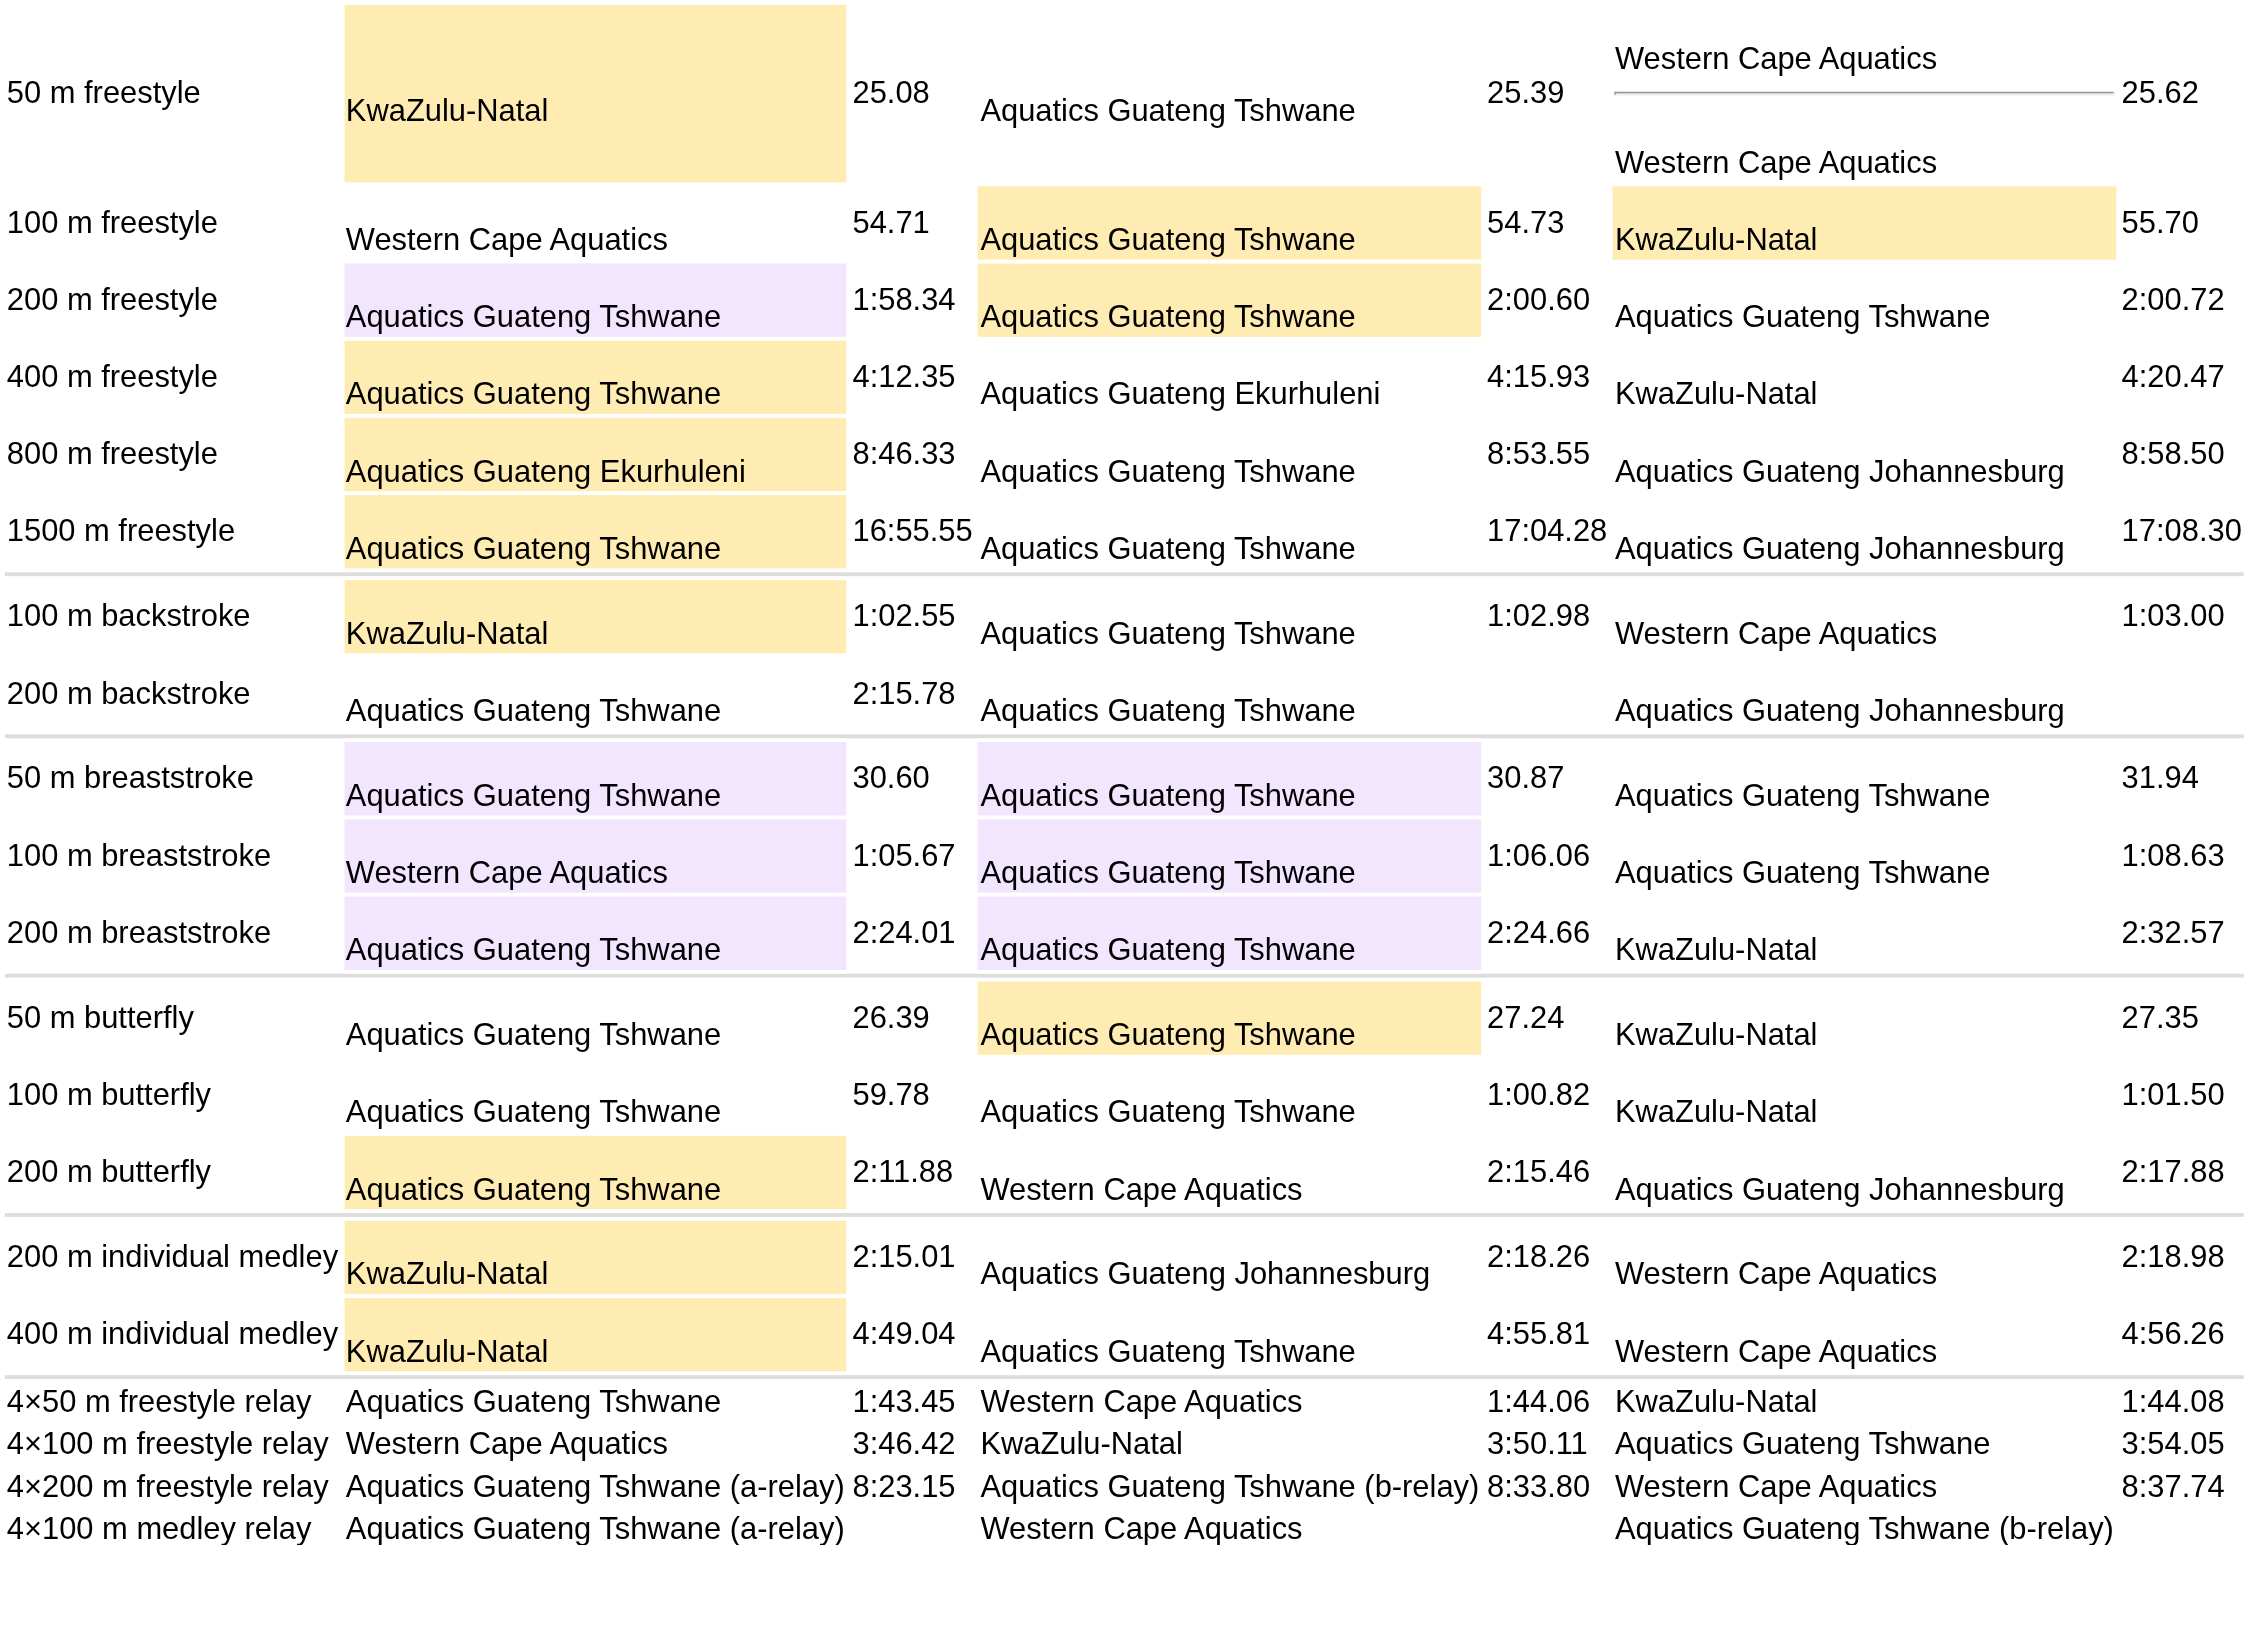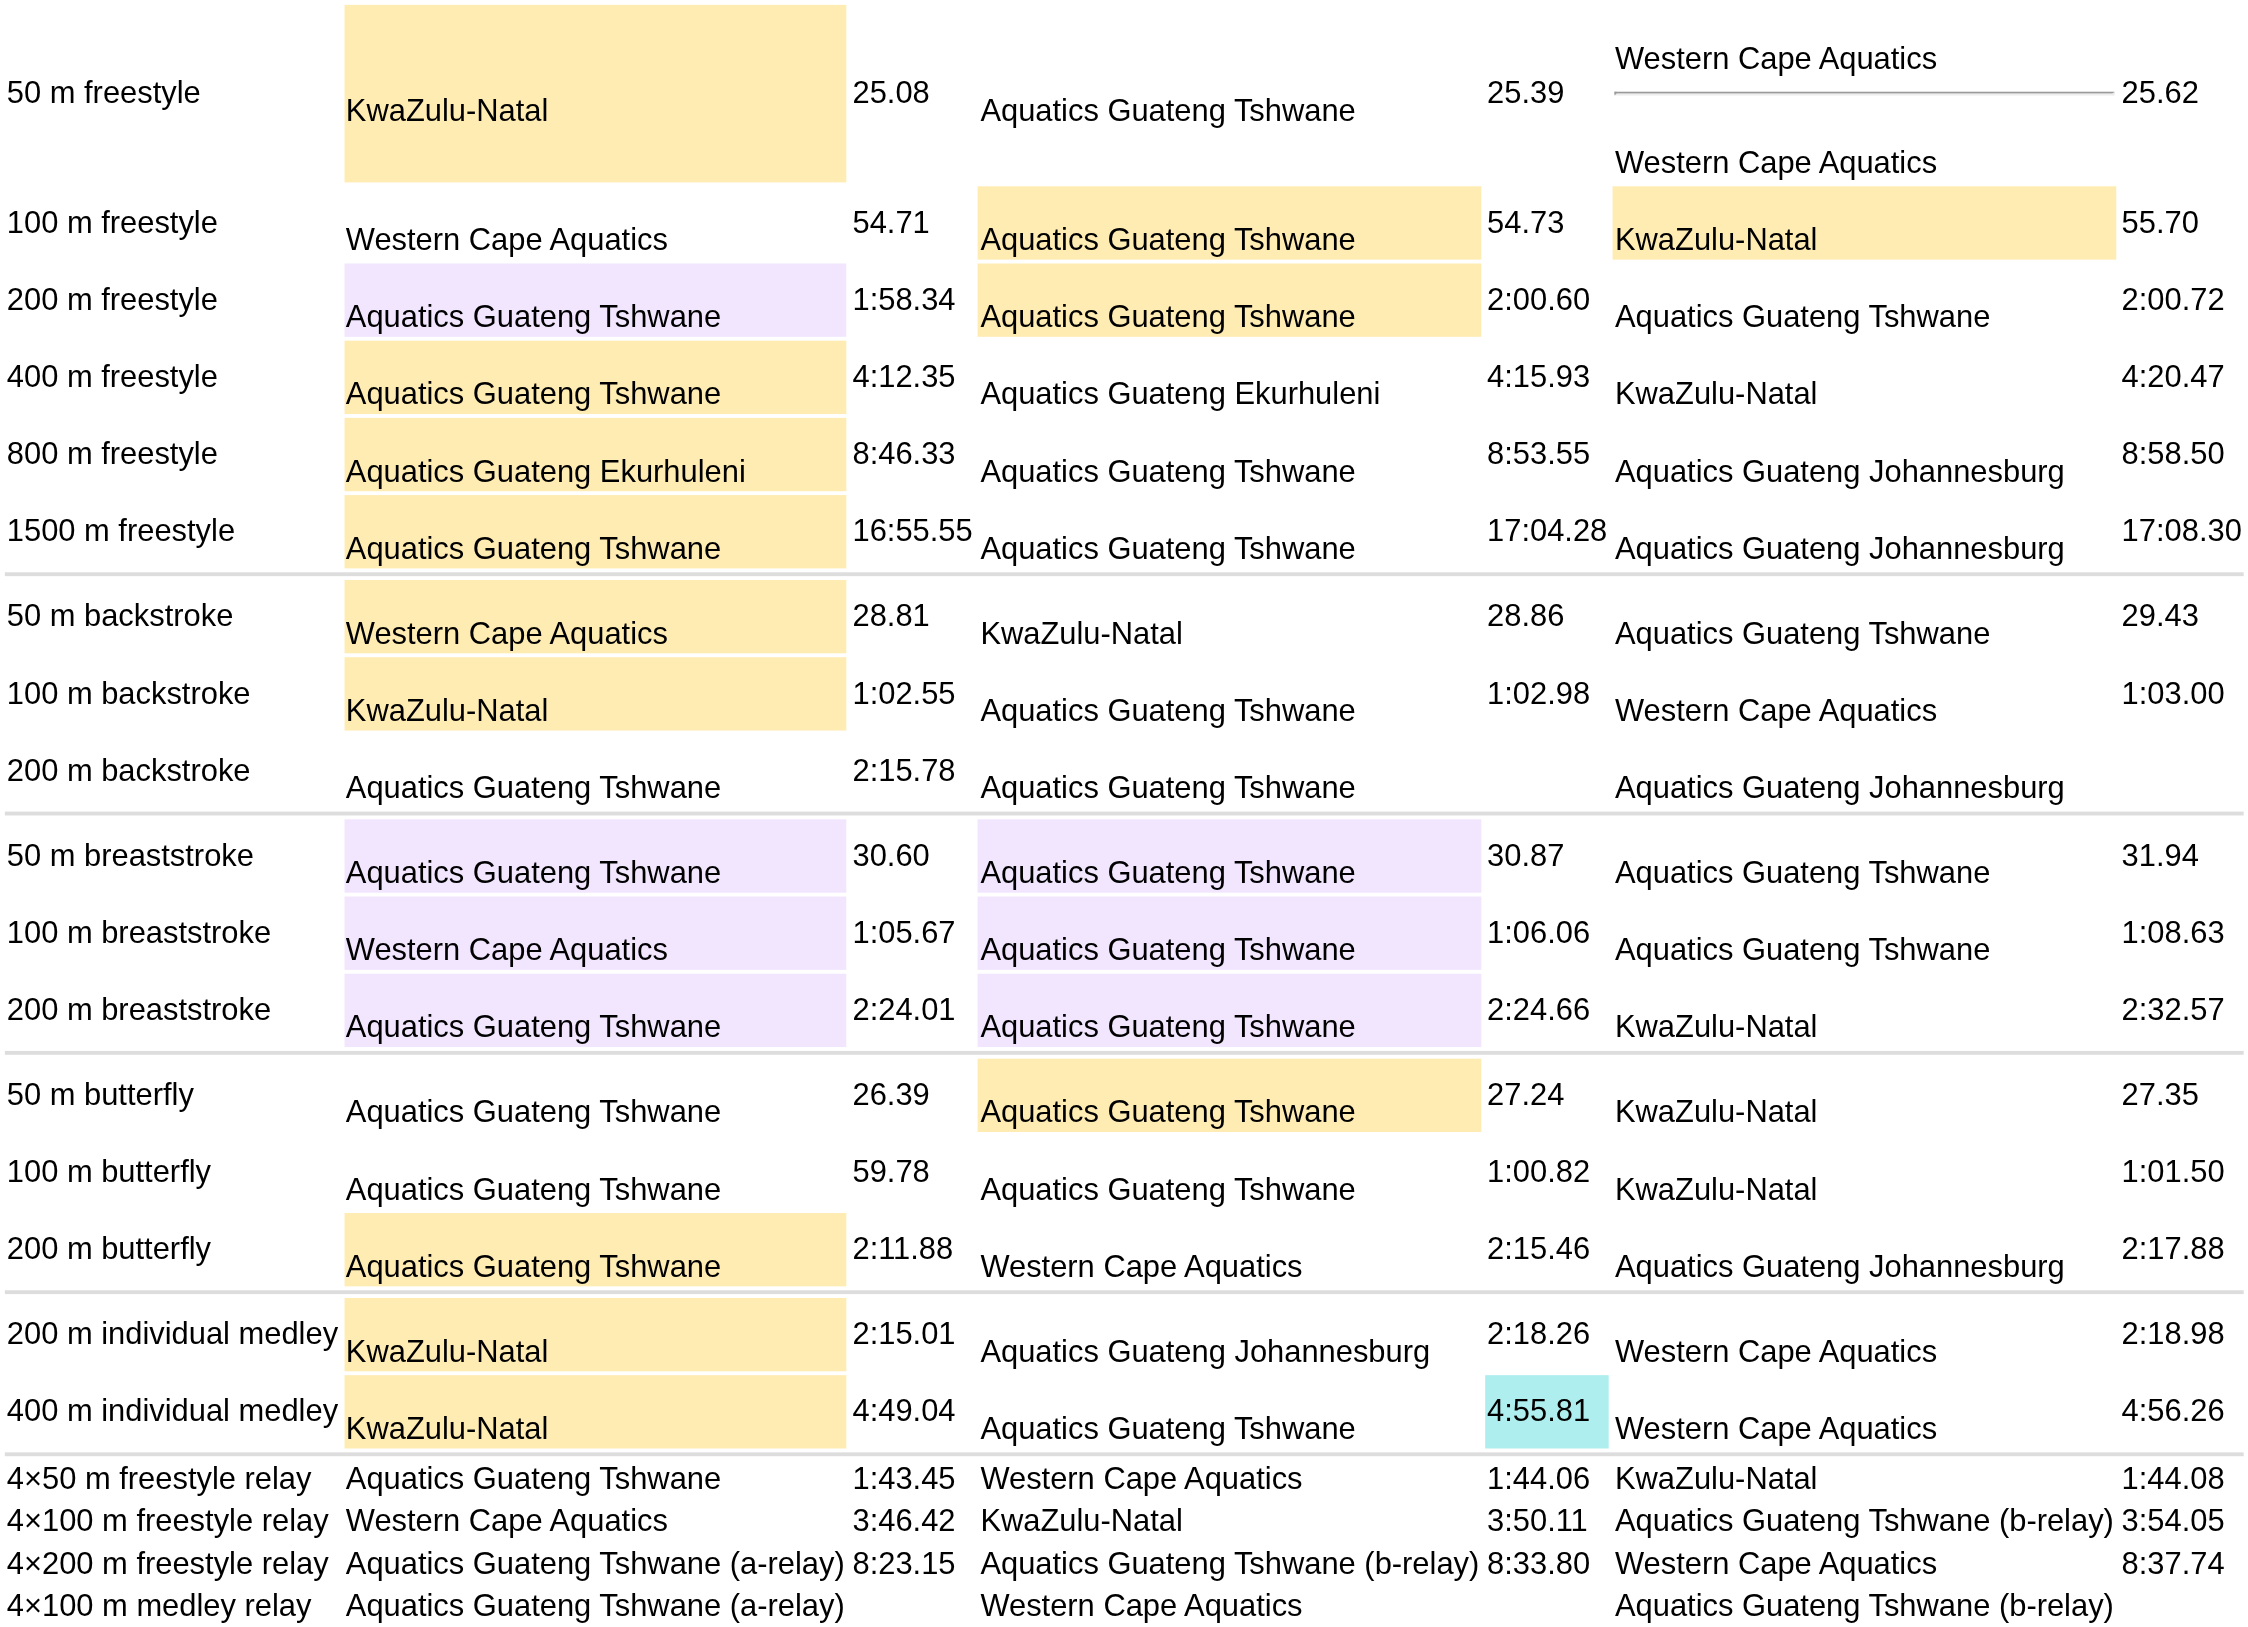+ row: (120, 616)
(1539, 1334) no background -> (1539, 1411) paleturquoise background
(1803, 1444) Aquatics Guateng Tshwane -> (1864, 1521) Aquatics Guateng Tshwane (b-relay)
